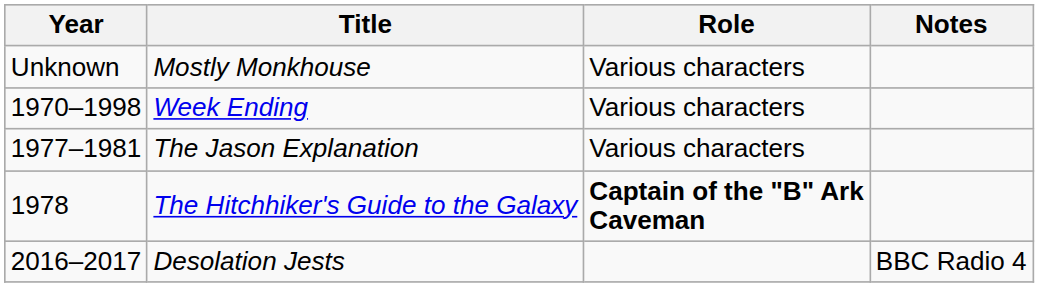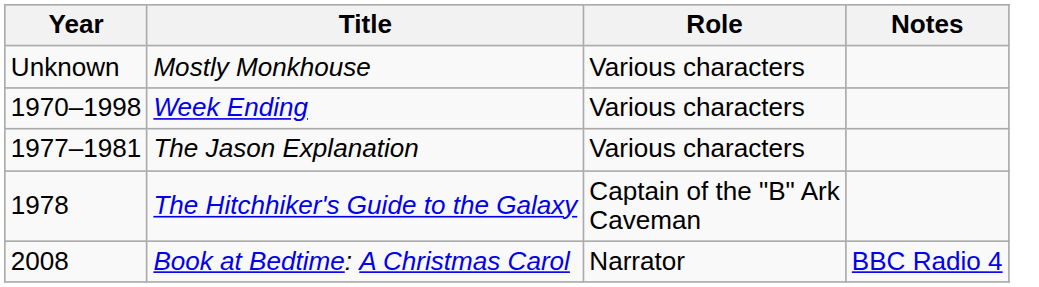(727, 205) bold -> (715, 205) normal
+ row: (362, 261)
- row: (249, 261)
